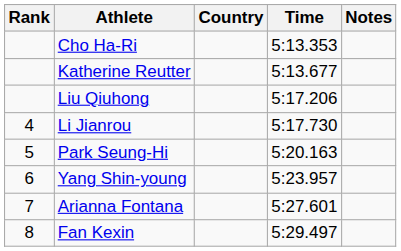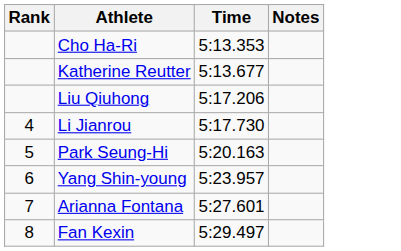- column: (231, 17)
